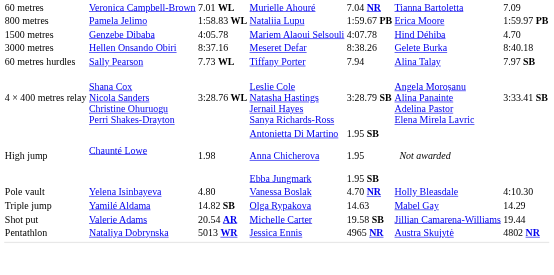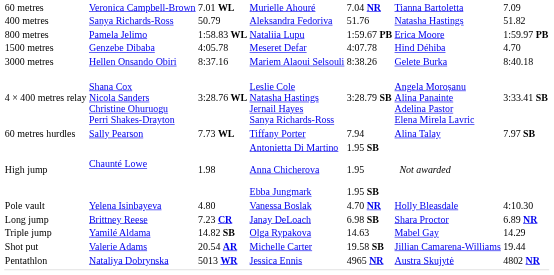+ row: (27, 21)
(297, 34) Mariem Alaoui Selsouli -> (278, 48) Meseret Defar
(278, 48) Meseret Defar -> (297, 62) Mariem Alaoui Selsouli
rows swapped: (40, 62) <-> (46, 98)
+ row: (27, 219)
